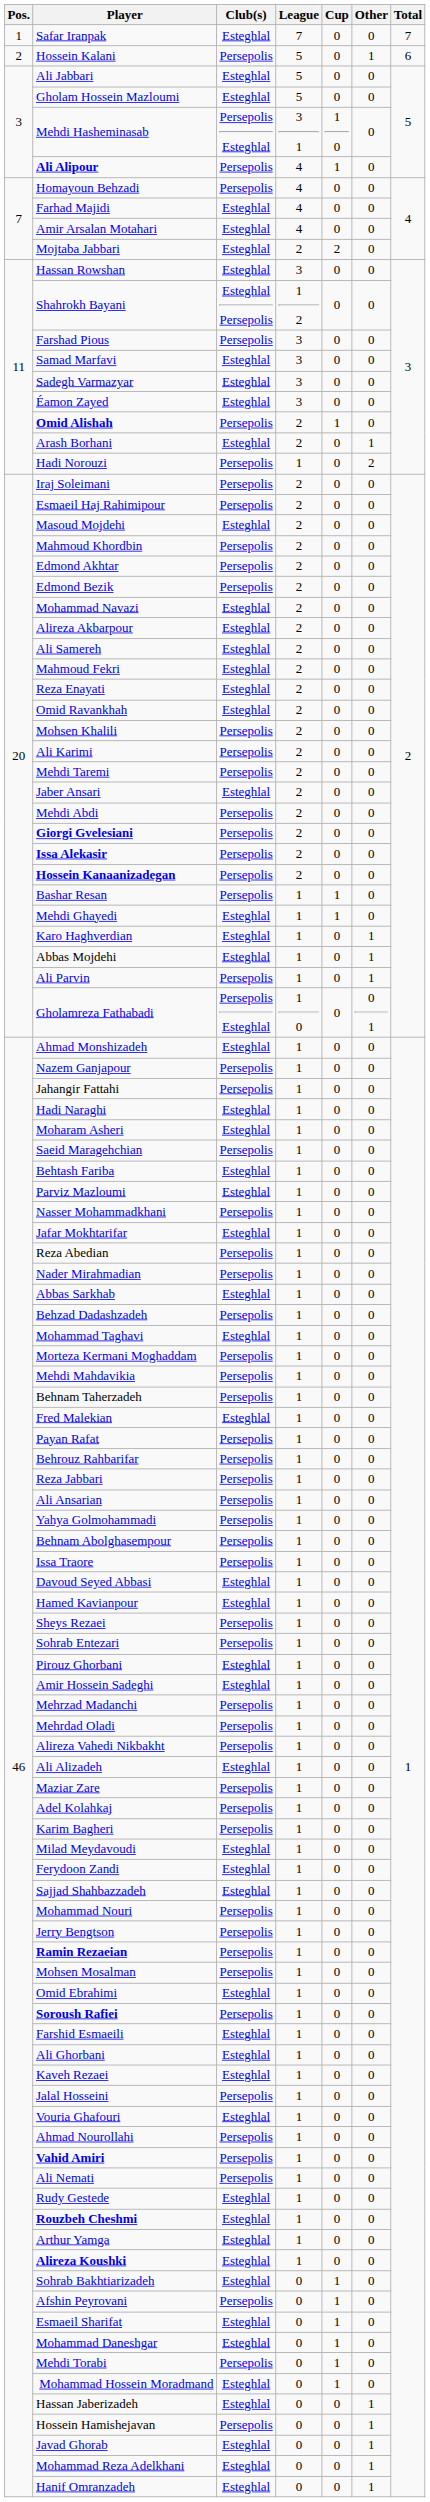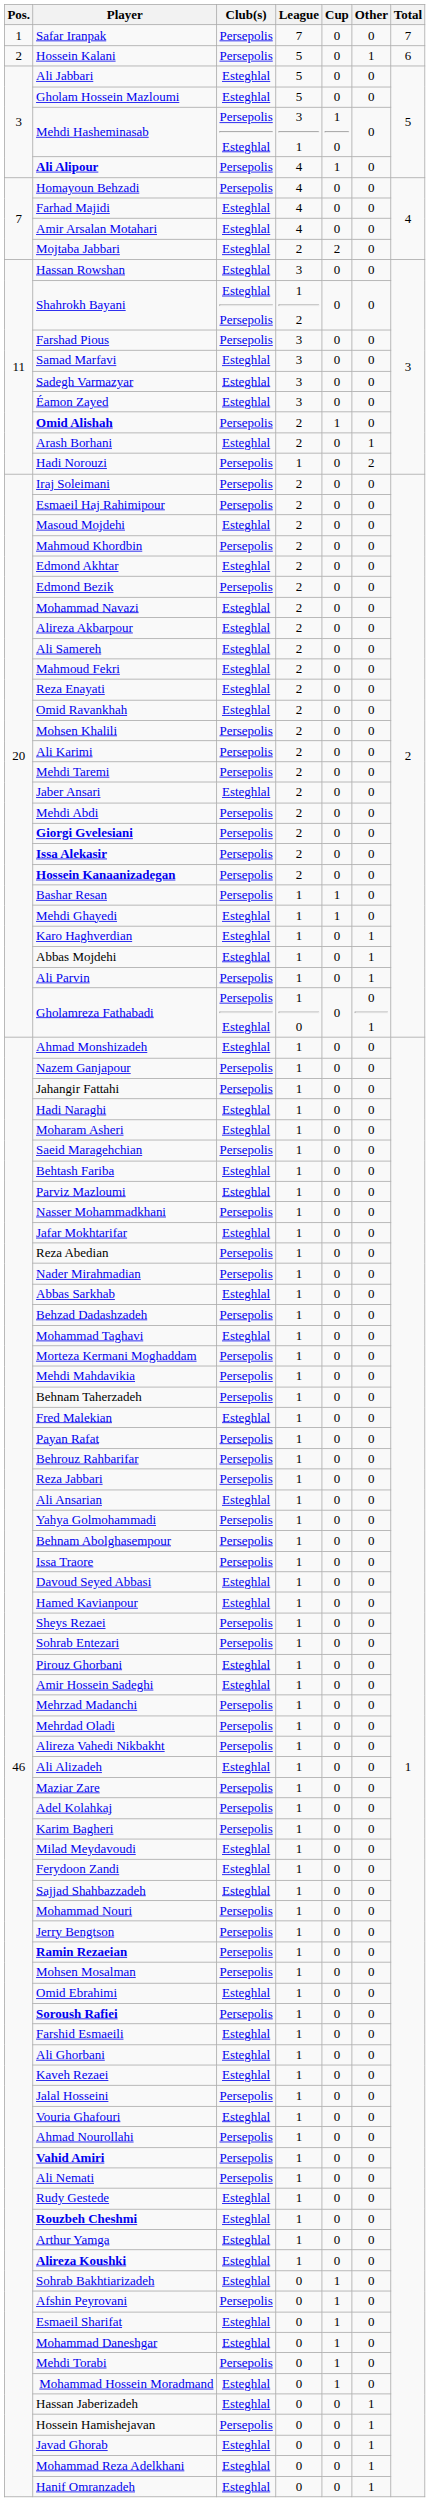(246, 35) Esteghlal -> (246, 35) Persepolis
(246, 566) Persepolis -> (246, 566) Esteghlal
(246, 1499) Persepolis -> (246, 1499) Esteghlal
